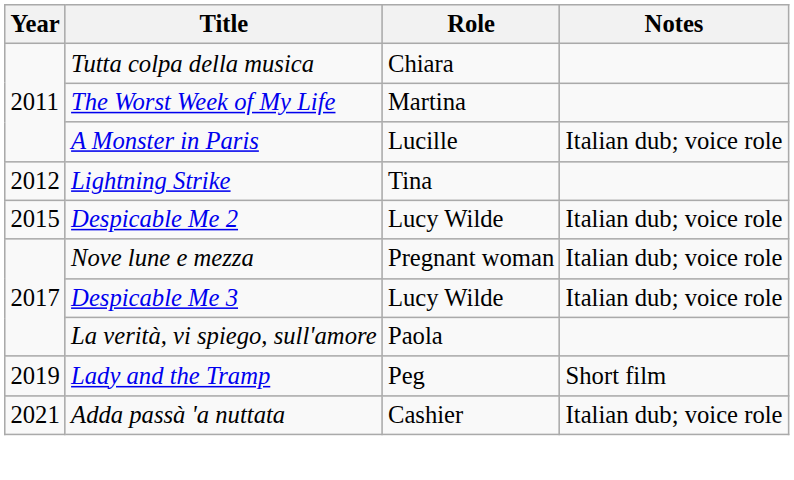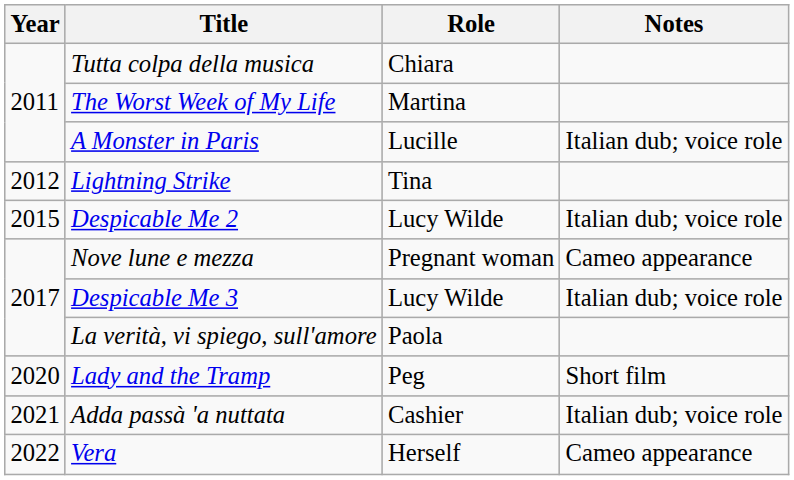(674, 258) Italian dub; voice role -> (659, 258) Cameo appearance
(35, 375) 2019 -> (35, 375) 2020
+ row: (94, 453)
